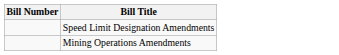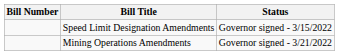+ column: (275, 12)
